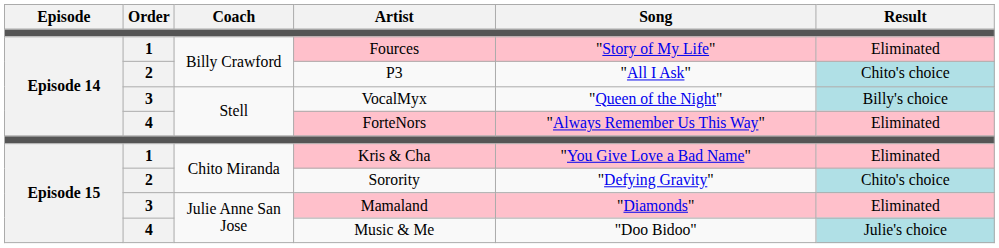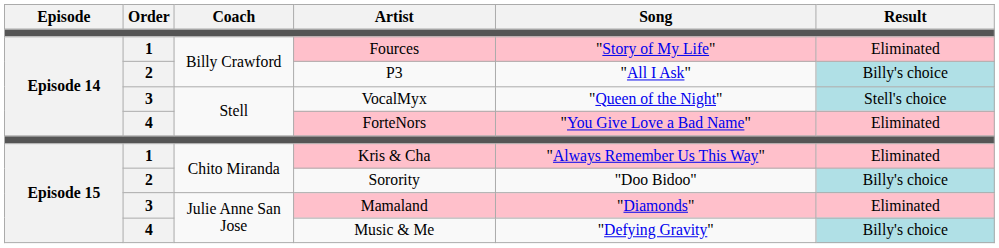(905, 73) Chito's choice -> (905, 73) Billy's choice
(905, 98) Billy's choice -> (905, 98) Stell's choice
(656, 123) "Always Remember Us This Way" -> (656, 123) "You Give Love a Bad Name"
(656, 155) "You Give Love a Bad Name" -> (656, 155) "Always Remember Us This Way"
(656, 180) "Defying Gravity" -> (656, 180) "Doo Bidoo"
(905, 180) Chito's choice -> (905, 180) Billy's choice
(656, 230) "Doo Bidoo" -> (656, 230) "Defying Gravity"
(905, 230) Julie's choice -> (905, 230) Billy's choice
